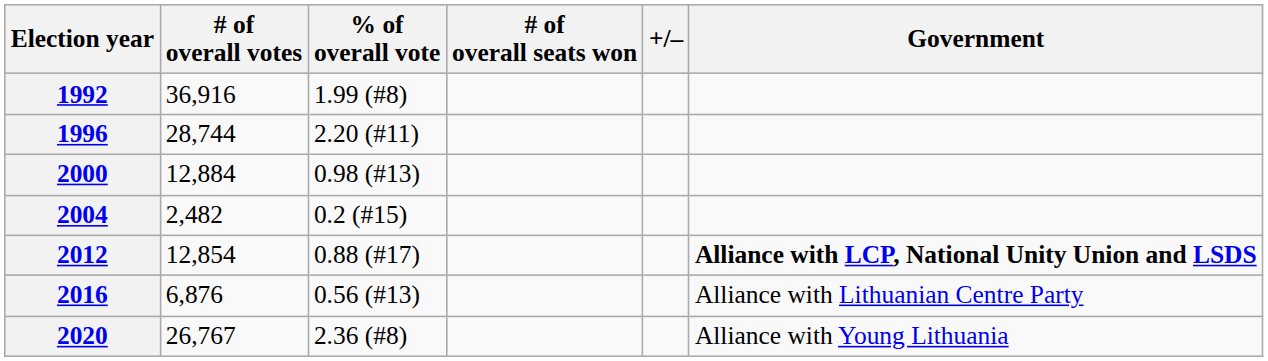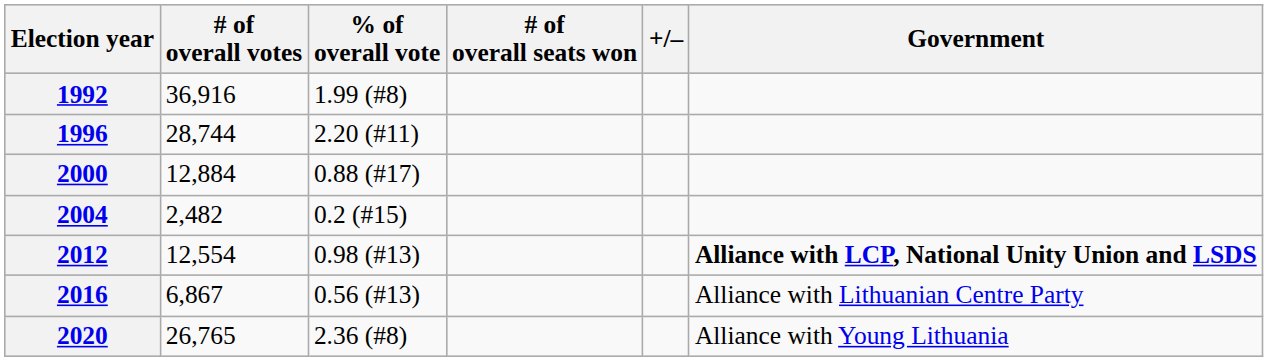(367, 174) 0.98 (#13) -> (367, 174) 0.88 (#17)
(201, 255) 12,854 -> (201, 255) 12,554
(367, 255) 0.88 (#17) -> (367, 255) 0.98 (#13)
(194, 295) 6,876 -> (194, 295) 6,867
(201, 335) 26,767 -> (201, 335) 26,765
